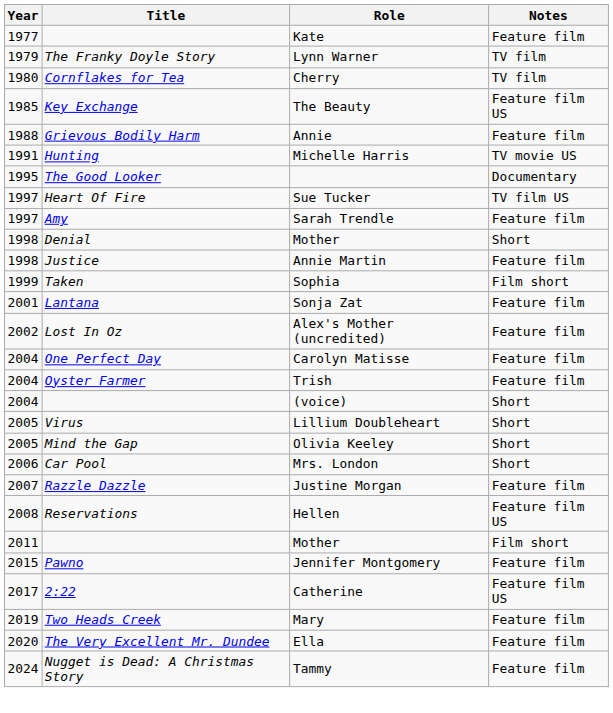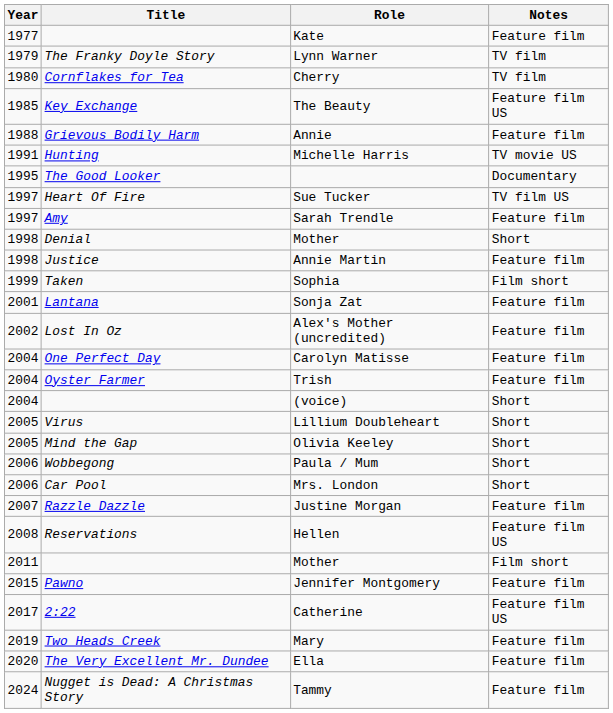+ row: (79, 464)
